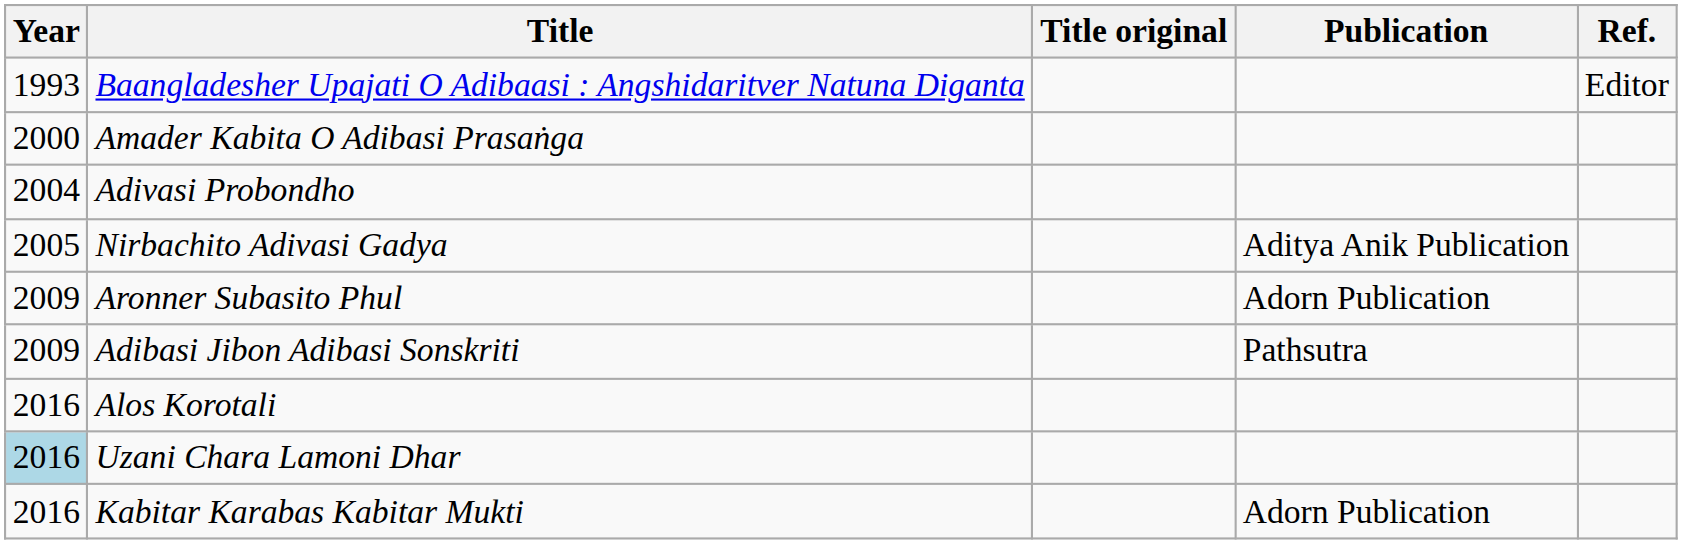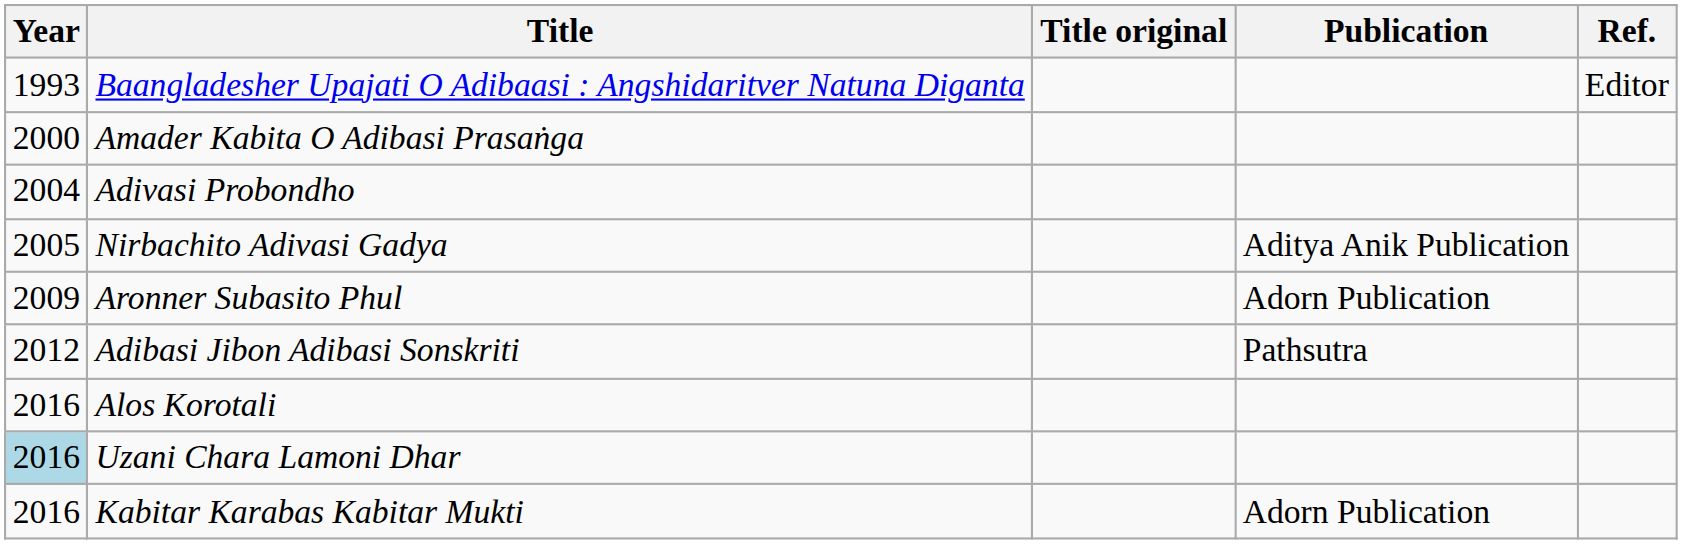(46, 350) 2009 -> (46, 350) 2012
